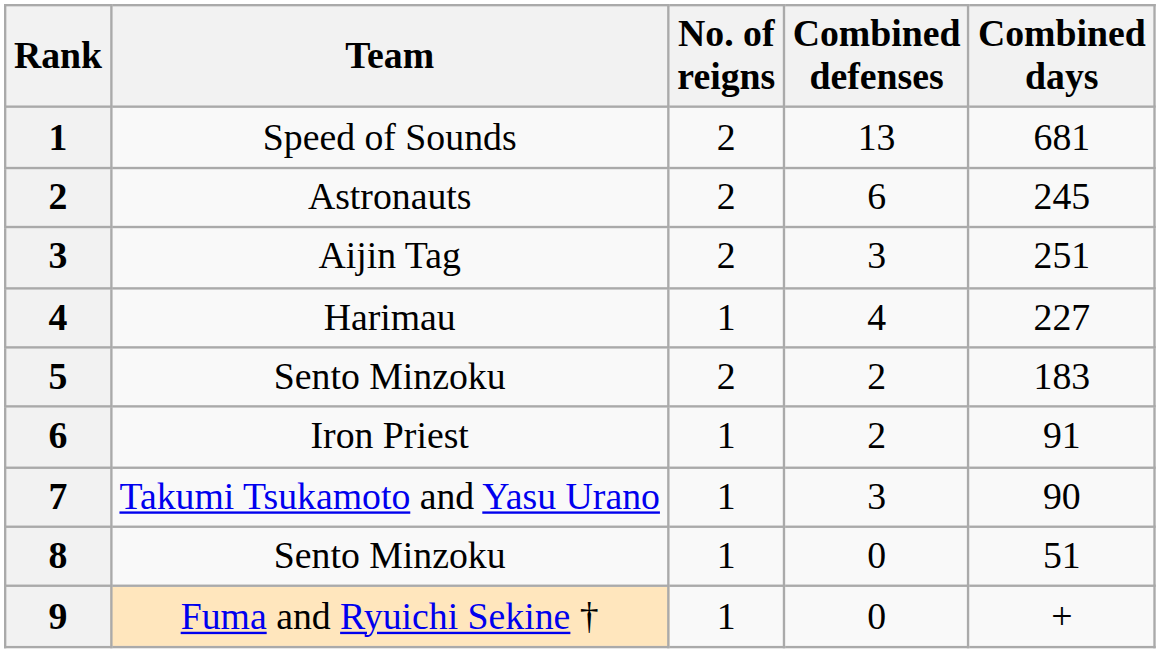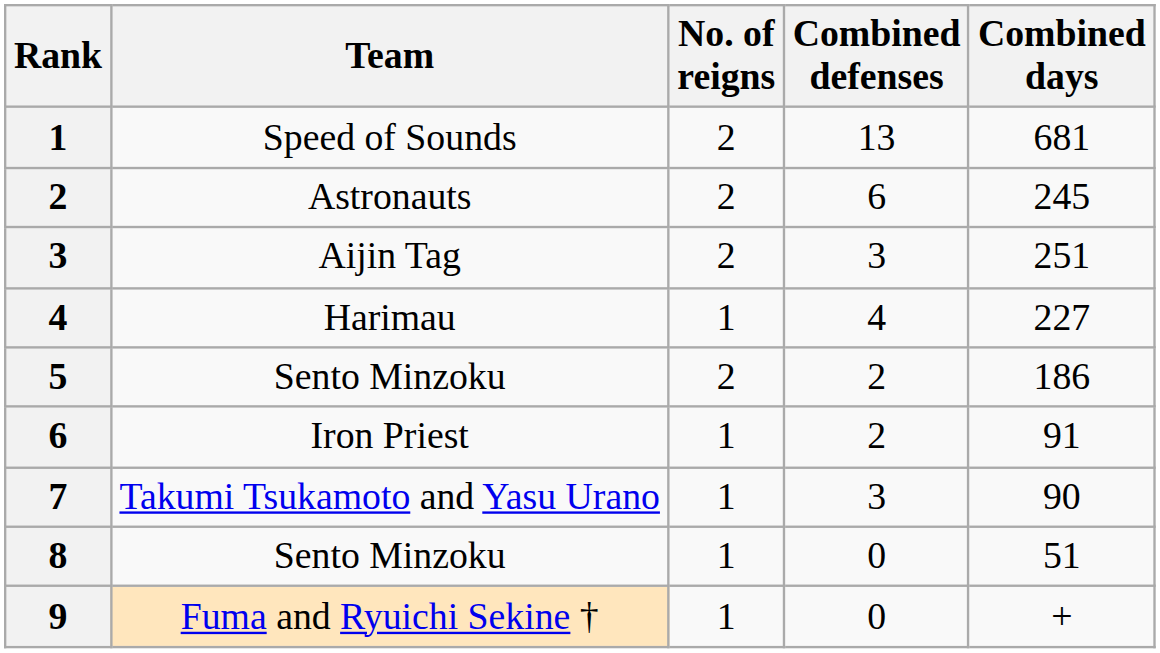(1062, 376) 183 -> (1062, 376) 186
